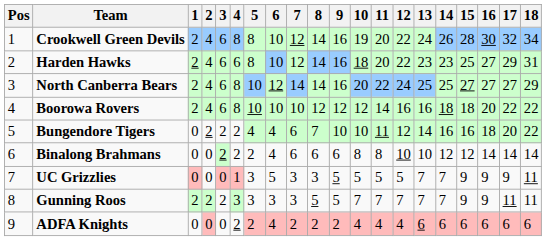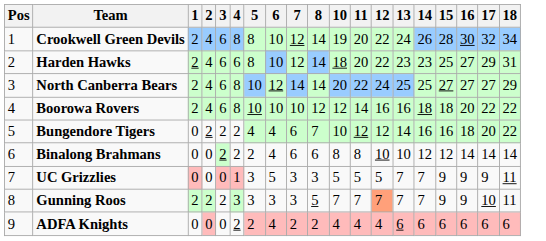- column: (340, 16)
(382, 131) 11 -> (361, 131) 12
(400, 200) no background -> (379, 200) lightsalmon background
(510, 200) 11 -> (489, 200) 10
